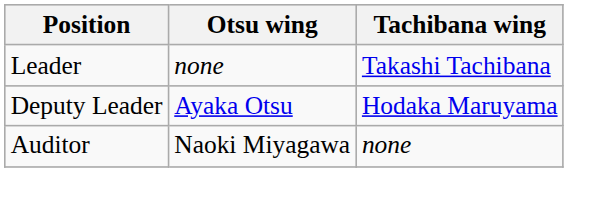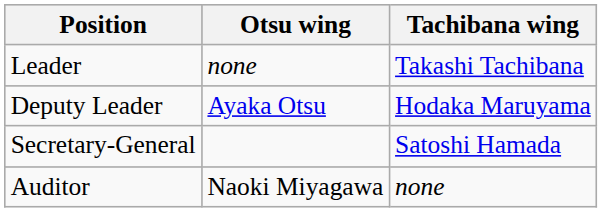+ row: (103, 145)
